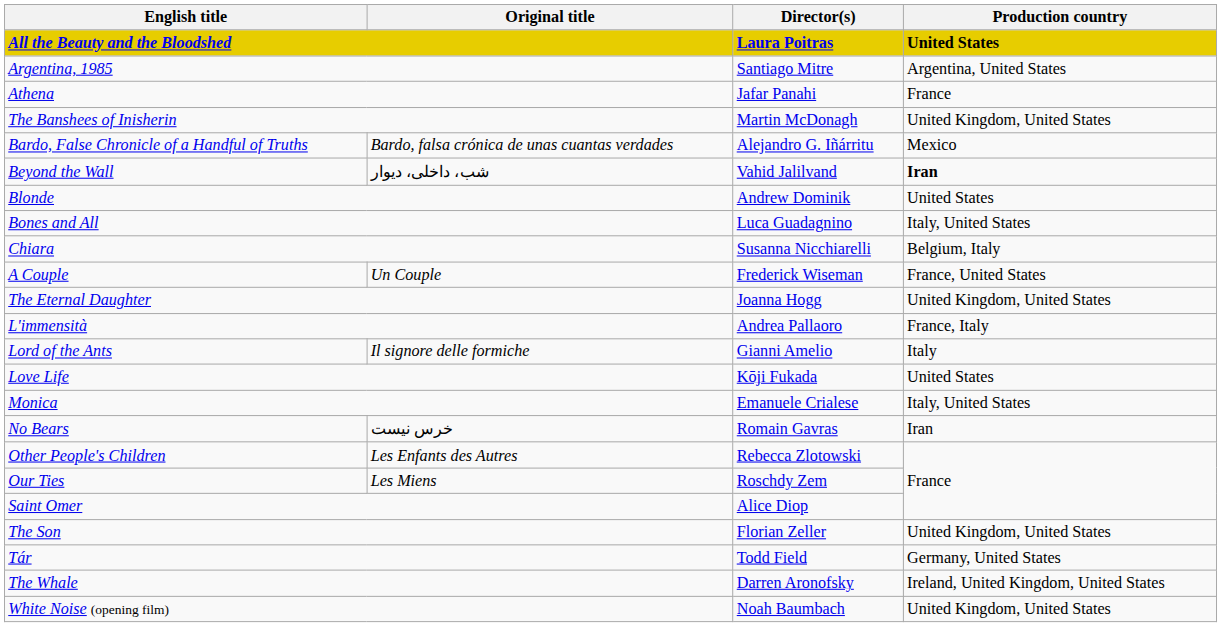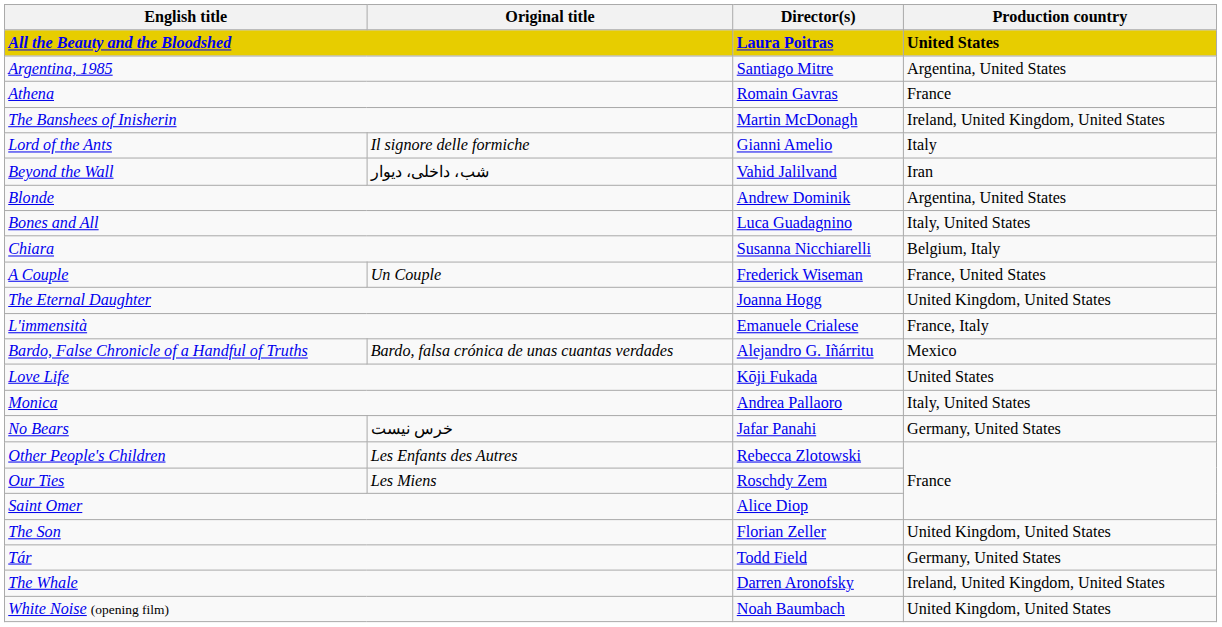(776, 94) Jafar Panahi -> (787, 94) Romain Gavras
(1009, 119) United Kingdom, United States -> (1036, 119) Ireland, United Kingdom, United States
rows swapped: (158, 145) <-> (60, 351)
(922, 171) bold -> (920, 171) normal
(950, 197) United States -> (987, 197) Argentina, United States
(789, 325) Andrea Pallaoro -> (798, 325) Emanuele Crialese
(798, 402) Emanuele Crialese -> (789, 402) Andrea Pallaoro
(787, 428) Romain Gavras -> (776, 428) Jafar Panahi
(920, 428) Iran -> (984, 428) Germany, United States
